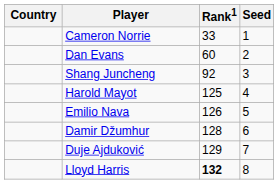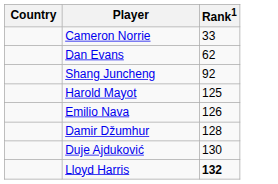- column: (257, 15)
(209, 55) 60 -> (209, 55) 62
(212, 150) 129 -> (212, 150) 130
